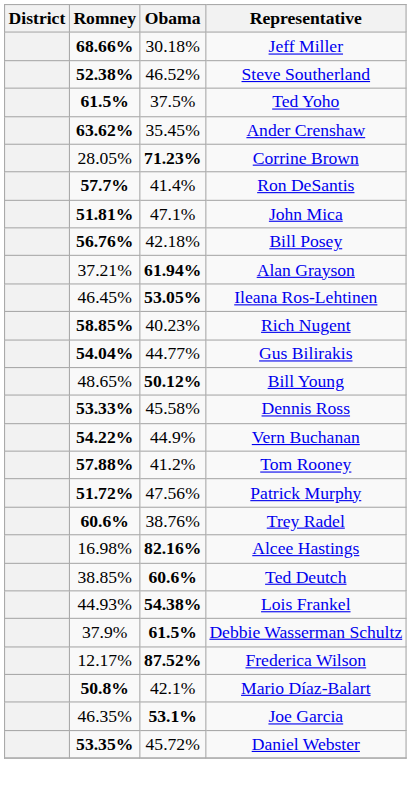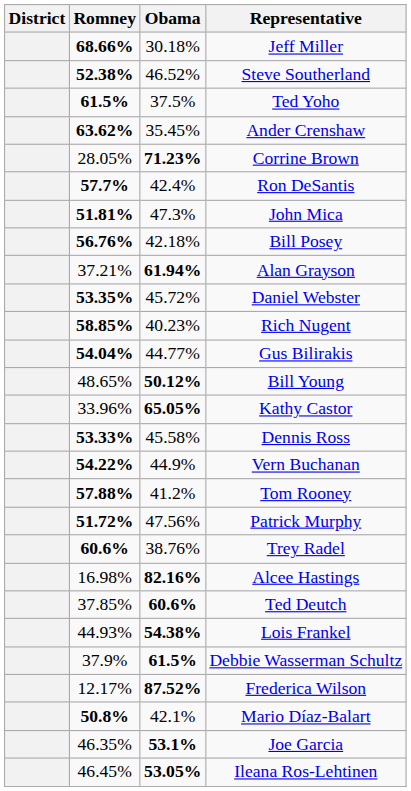(173, 185) 41.4% -> (173, 185) 42.4%
(173, 213) 47.1% -> (173, 213) 47.3%
rows swapped: (306, 744) <-> (306, 297)
+ row: (306, 409)
(105, 576) 38.85% -> (105, 604) 37.85%
